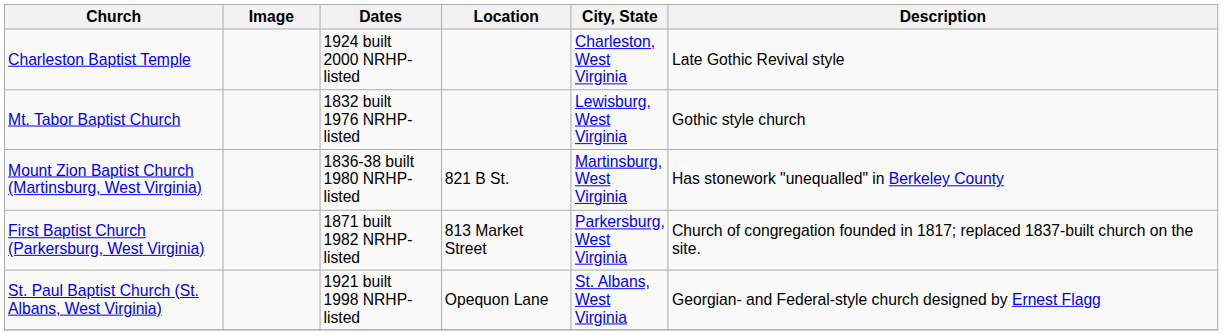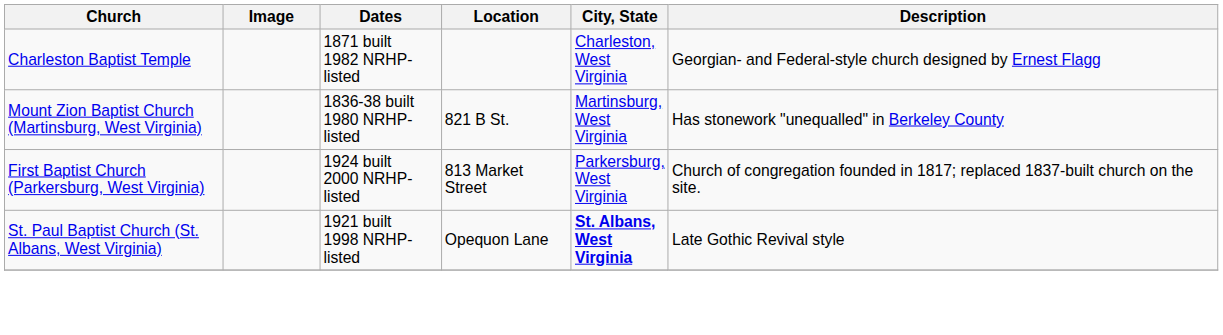(368, 59) 1924 built 2000 NRHP-listed -> (368, 59) 1871 built 1982 NRHP-listed
(758, 59) Late Gothic Revival style -> (886, 59) Georgian- and Federal-style church designed by Ernest Flagg
- row: (94, 119)
(368, 239) 1871 built 1982 NRHP-listed -> (368, 179) 1924 built 2000 NRHP-listed
(612, 300) normal -> (615, 239) bold
(886, 300) Georgian- and Federal-style church designed by Ernest Flagg -> (758, 239) Late Gothic Revival style
